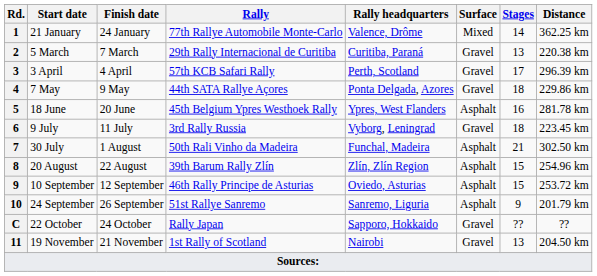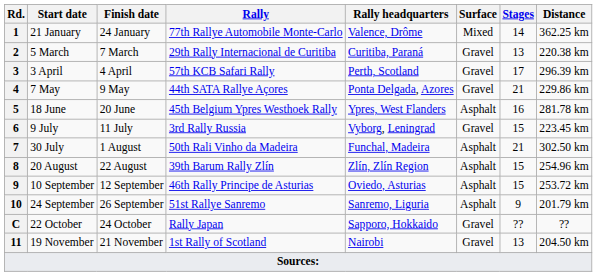(518, 89) 18 -> (518, 89) 21
(518, 128) 18 -> (518, 128) 15
